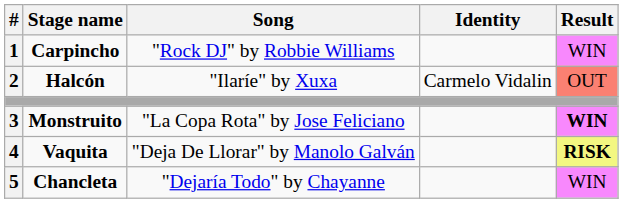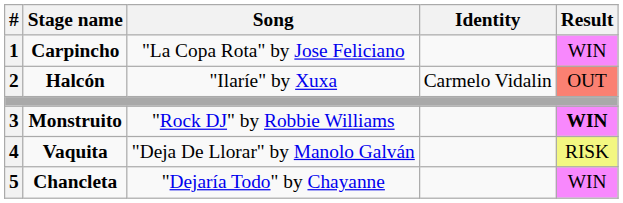(273, 50) "Rock DJ" by Robbie Williams -> (273, 50) "La Copa Rota" by Jose Feliciano
(273, 120) "La Copa Rota" by Jose Feliciano -> (273, 120) "Rock DJ" by Robbie Williams
(587, 151) bold -> (587, 151) normal
